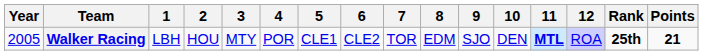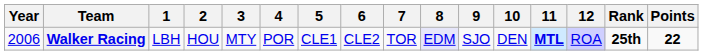(24, 39) 2005 -> (24, 39) 2006
(440, 39) no background -> (440, 39) lavender background
(673, 39) 21 -> (673, 39) 22
